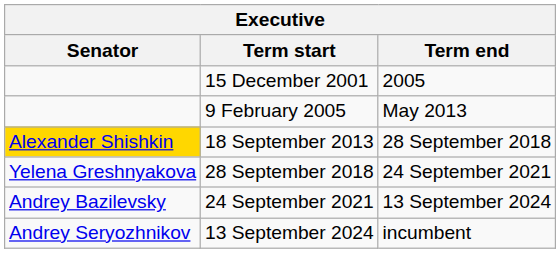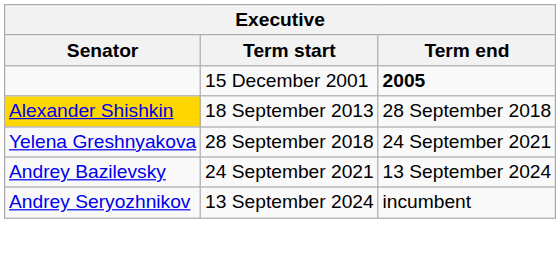(404, 80) normal -> (404, 80) bold
- row: (275, 111)
